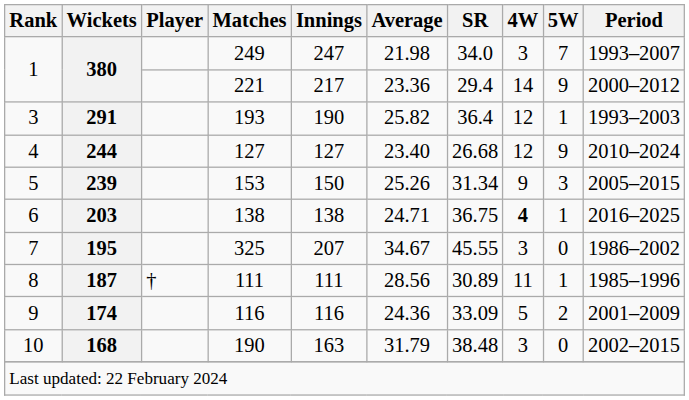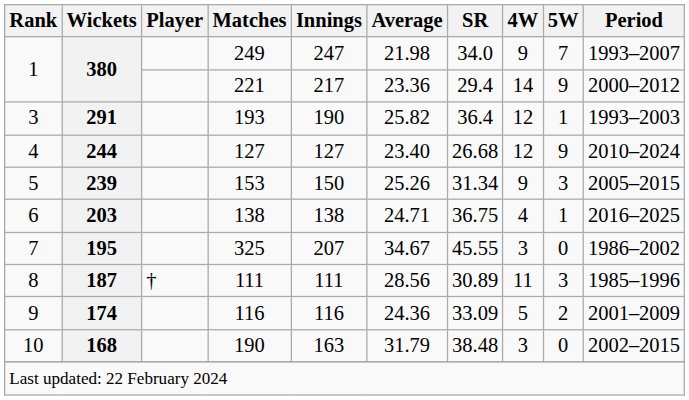(523, 53) 3 -> (523, 53) 9
(523, 215) bold -> (523, 215) normal
(563, 280) 1 -> (563, 280) 3
